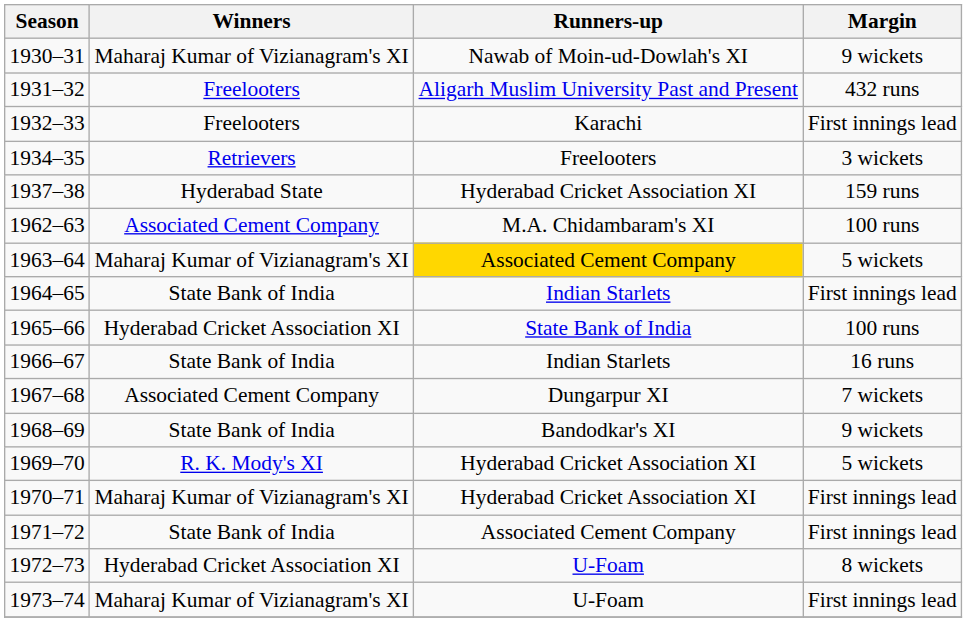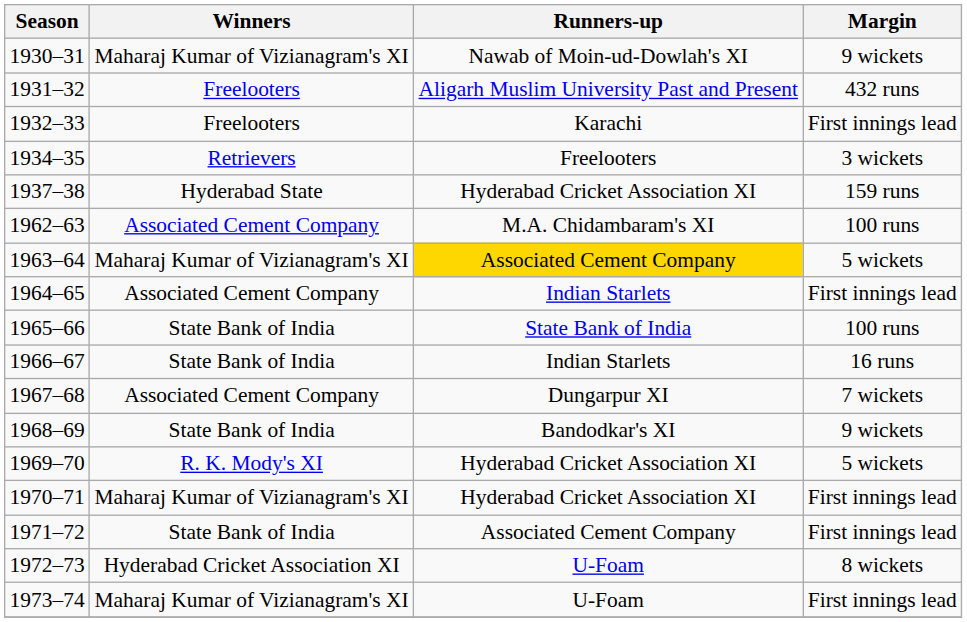(252, 293) State Bank of India -> (252, 293) Associated Cement Company
(252, 327) Hyderabad Cricket Association XI -> (252, 327) State Bank of India
